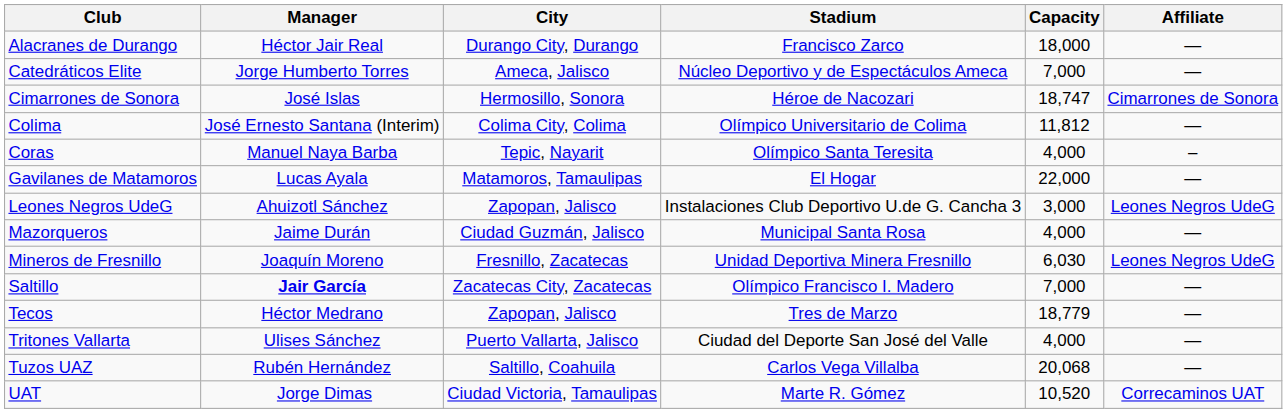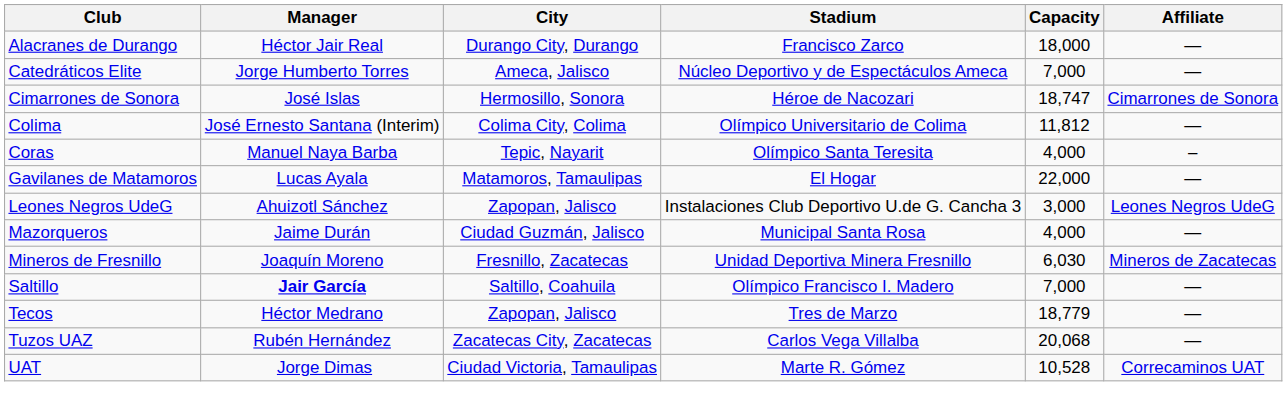(1193, 260) Leones Negros UdeG -> (1193, 260) Mineros de Zacatecas
(552, 286) Zacatecas City, Zacatecas -> (552, 286) Saltillo, Coahuila
- row: (69, 340)
(552, 367) Saltillo, Coahuila -> (552, 340) Zacatecas City, Zacatecas
(1064, 394) 10,520 -> (1064, 367) 10,528
